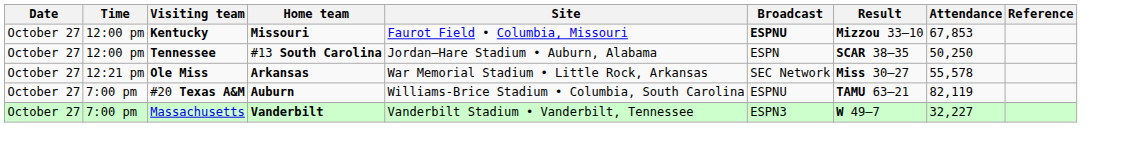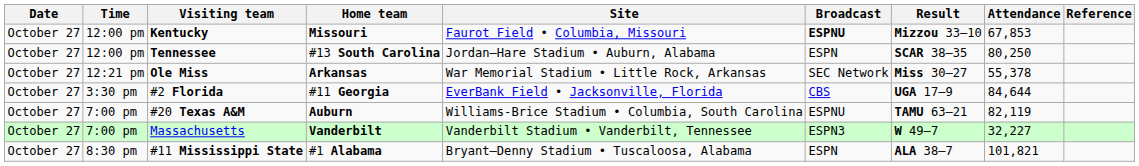(951, 54) 50,250 -> (1010, 54) 80,250
(951, 73) 55,578 -> (1010, 73) 55,378
+ row: (187, 93)
+ row: (227, 151)
